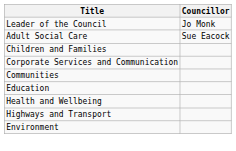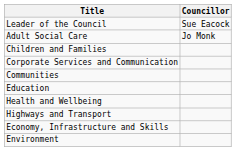(199, 24) Jo Monk -> (206, 24) Sue Eacock
(206, 37) Sue Eacock -> (199, 37) Jo Monk
+ row: (87, 127)
